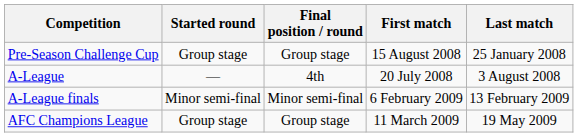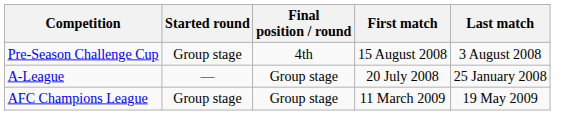(315, 53) Group stage -> (304, 53) 4th
(519, 53) 25 January 2008 -> (500, 53) 3 August 2008
(315, 76) 4th -> (304, 76) Group stage
(519, 76) 3 August 2008 -> (500, 76) 25 January 2008
- row: (53, 98)
